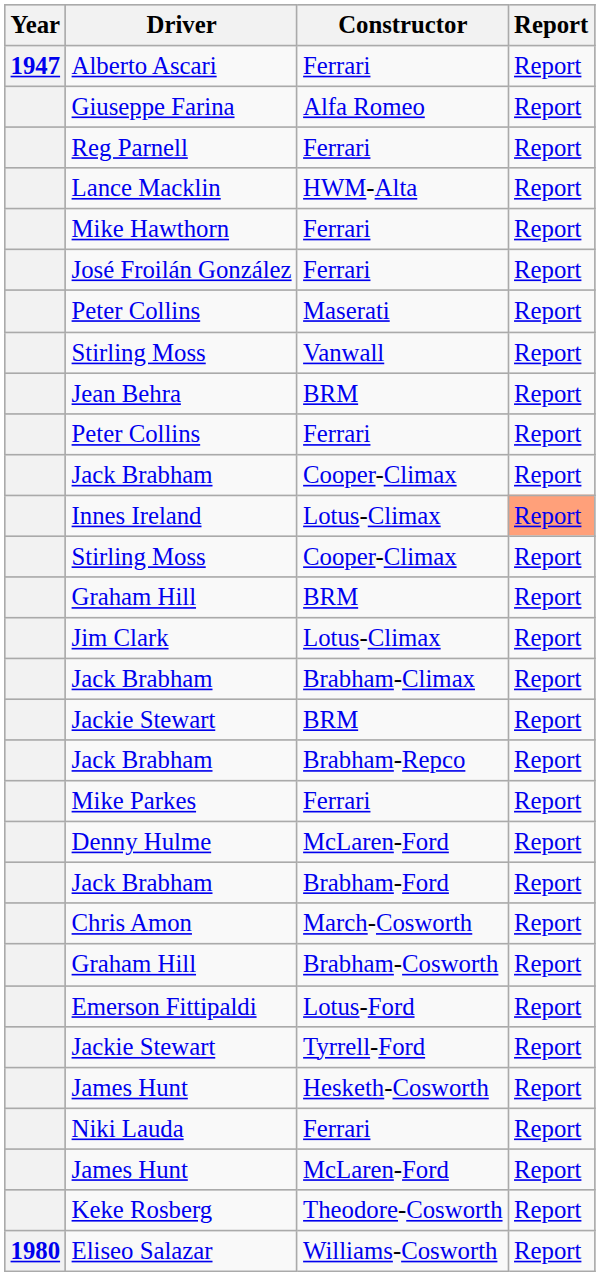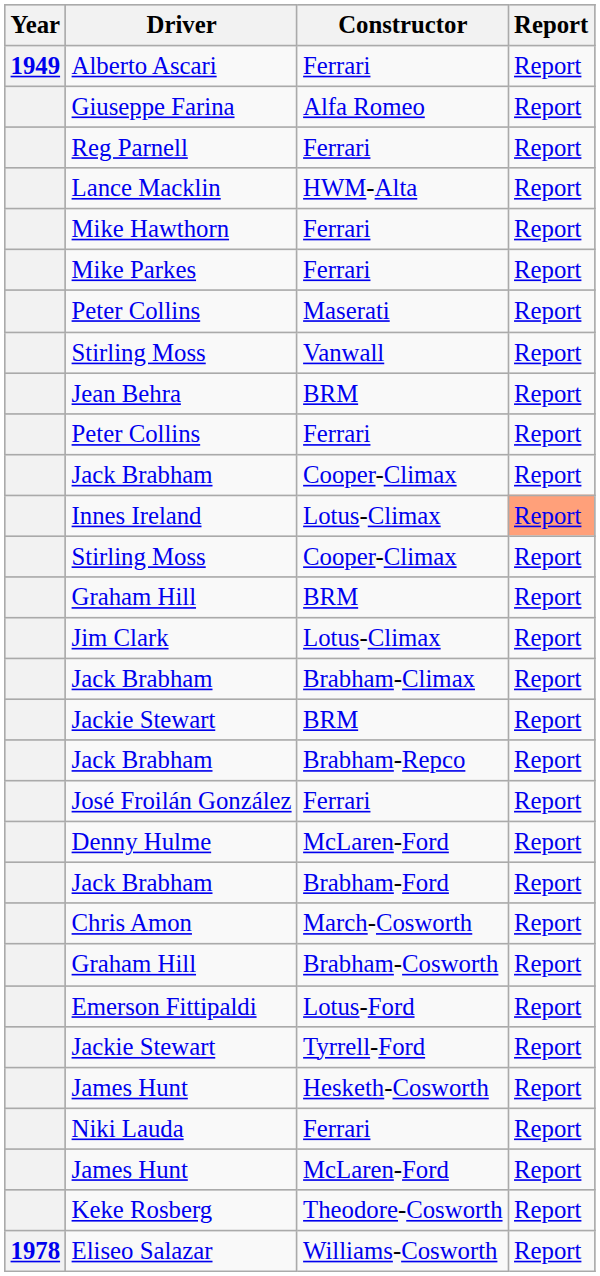(35, 65) 1947 -> (35, 65) 1949
rows swapped: (182, 270) <-> (134, 801)
(35, 1250) 1980 -> (35, 1250) 1978
